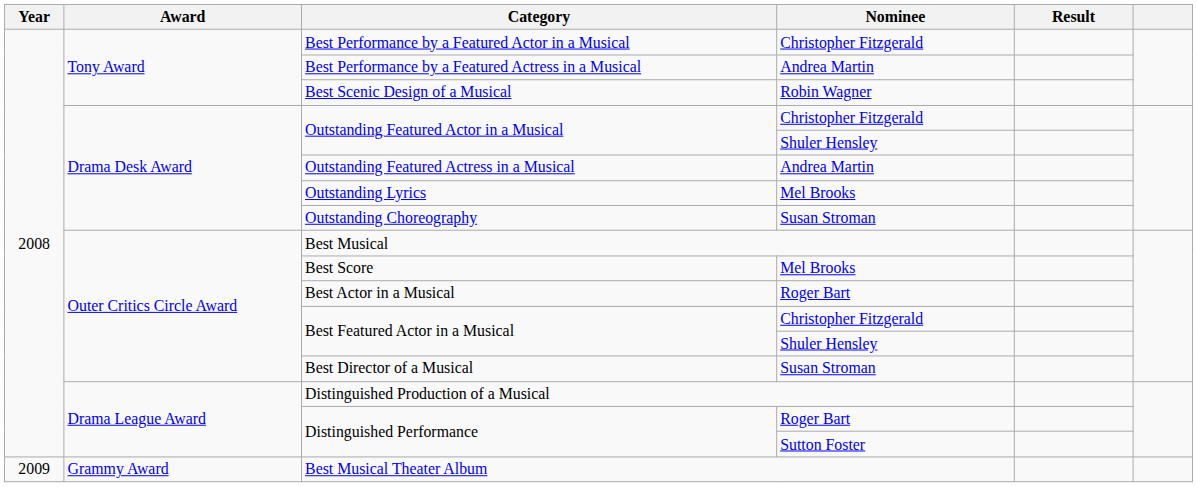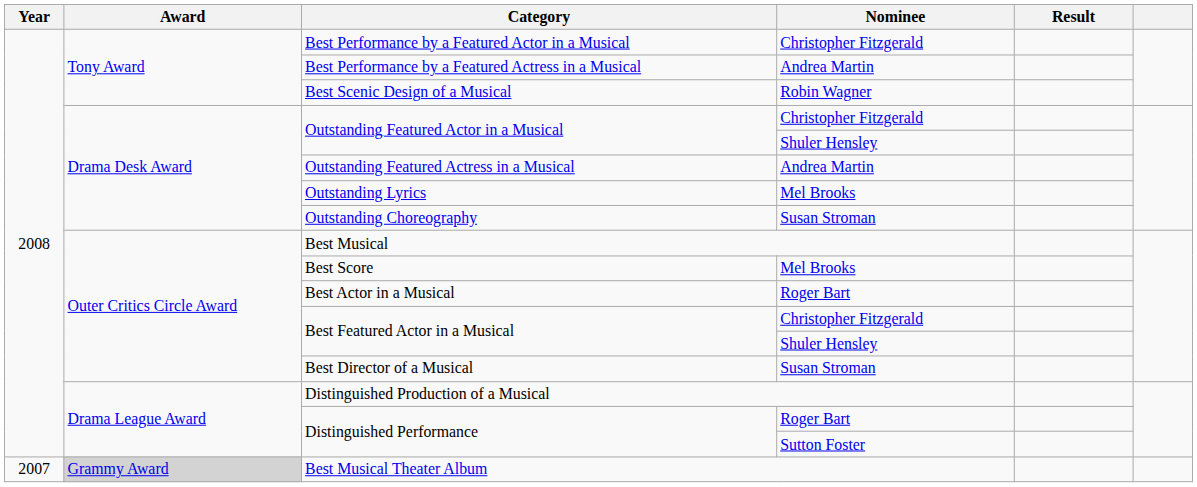(34, 469) 2009 -> (34, 469) 2007
(118, 469) no background -> (118, 469) lightgrey background
